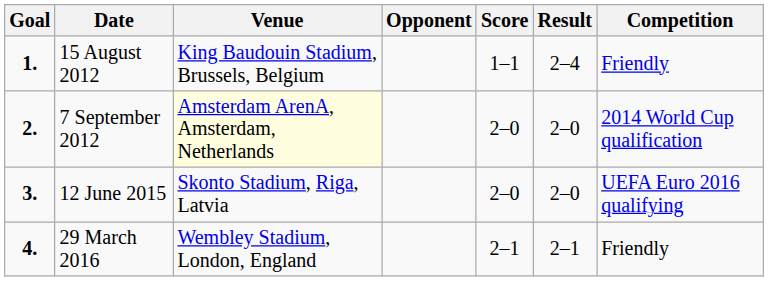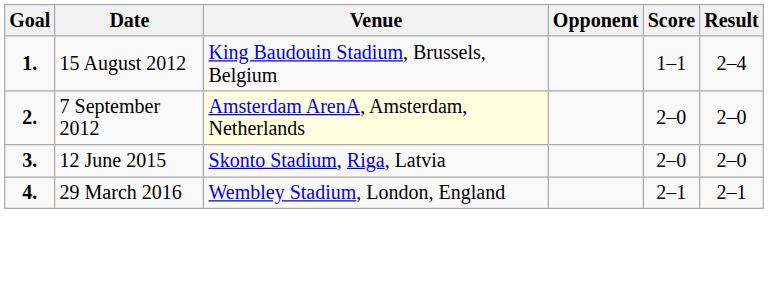- column: (680, 20)
